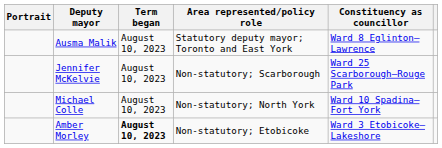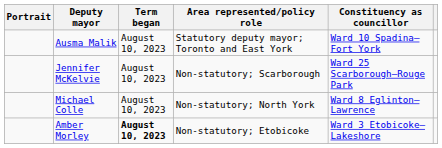(375, 43) Ward 8 Eglinton—Lawrence -> (375, 43) Ward 10 Spadina—Fort York
(375, 105) Ward 10 Spadina—Fort York -> (375, 105) Ward 8 Eglinton—Lawrence
